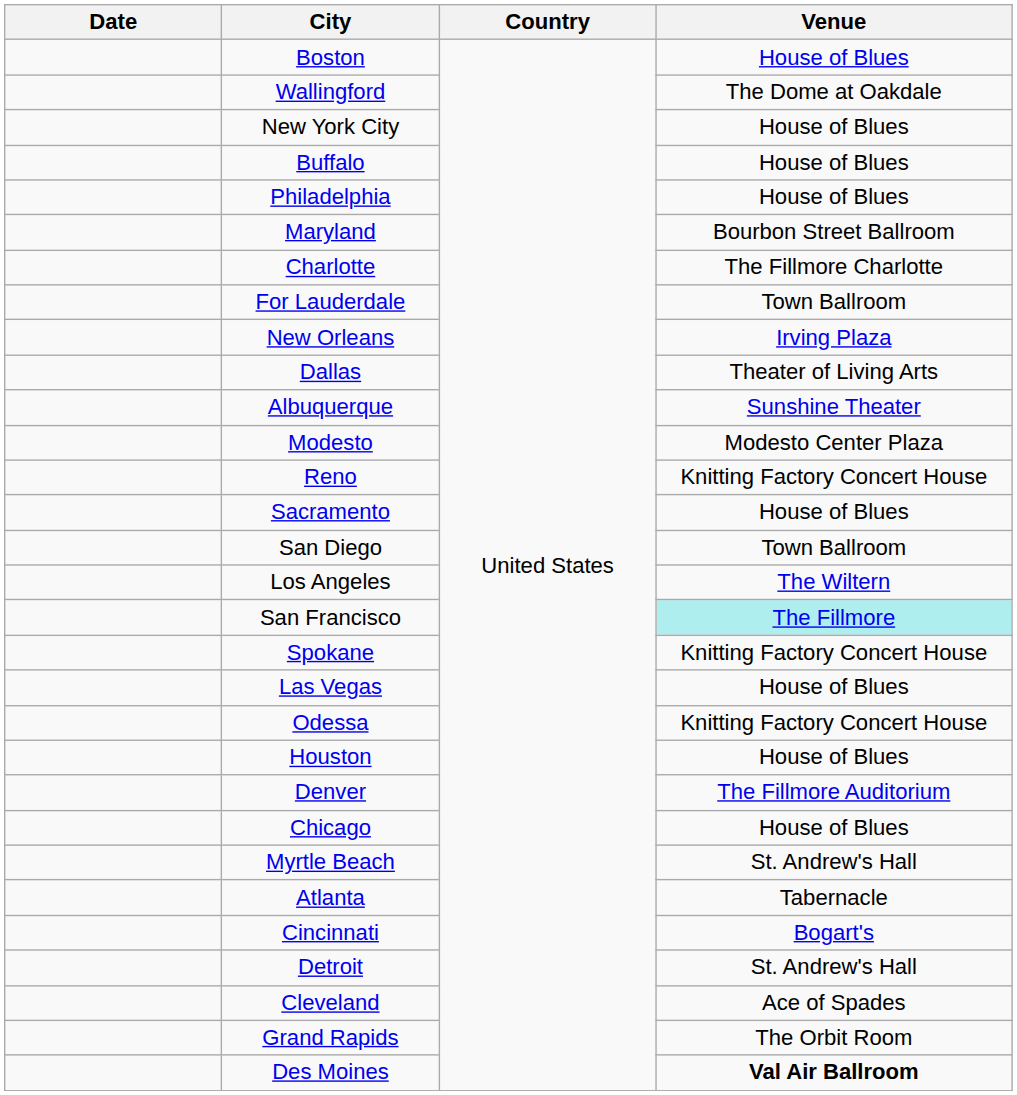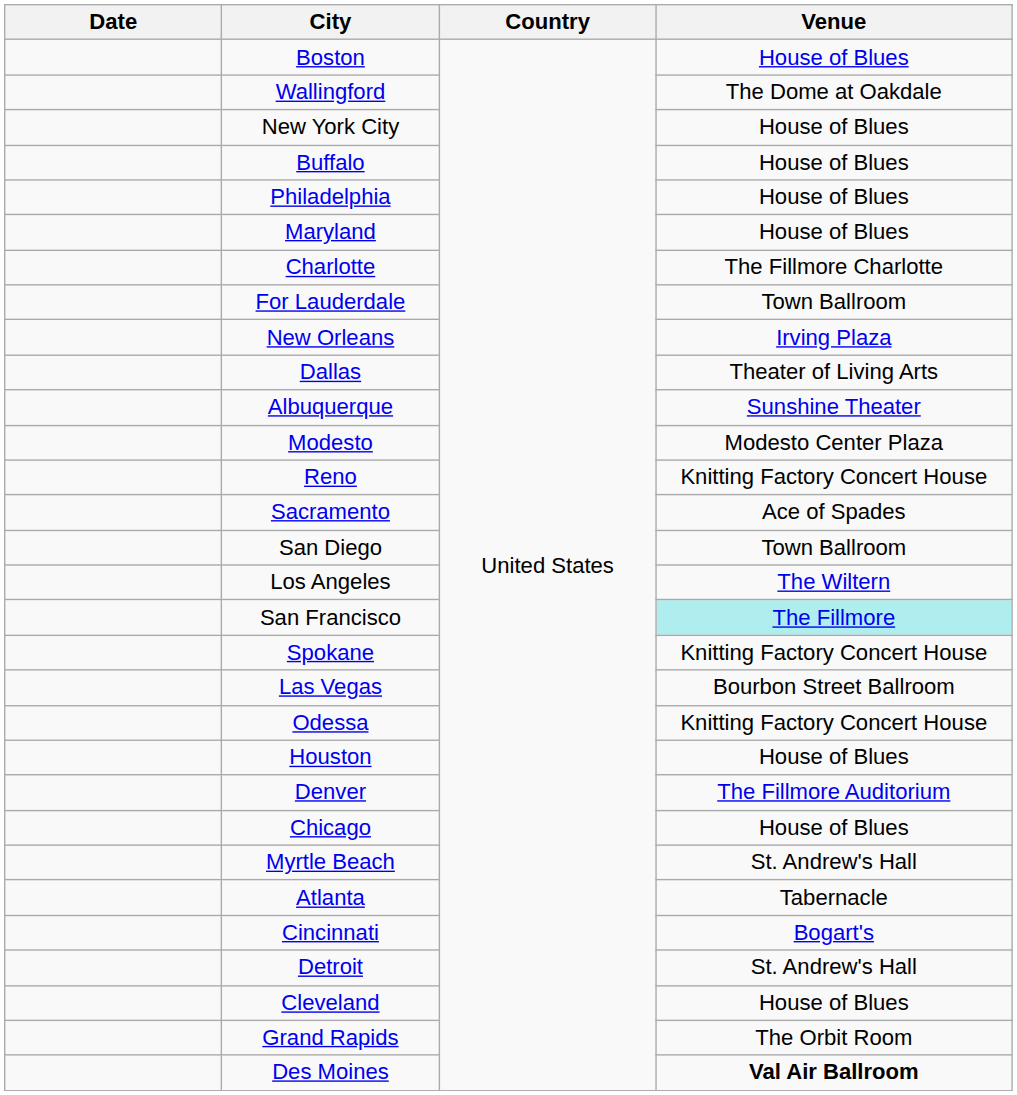(834, 232) Bourbon Street Ballroom -> (834, 232) House of Blues
(834, 512) House of Blues -> (834, 512) Ace of Spades
(834, 687) House of Blues -> (834, 687) Bourbon Street Ballroom
(834, 1002) Ace of Spades -> (834, 1002) House of Blues
